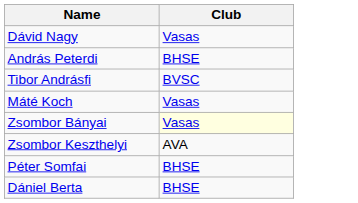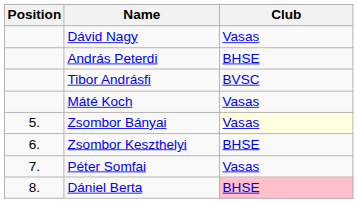+ column: (34, 15)
(175, 144) AVA -> (241, 144) BHSE
(181, 166) BHSE -> (241, 166) Vasas
(181, 187) no background -> (241, 187) pink background
